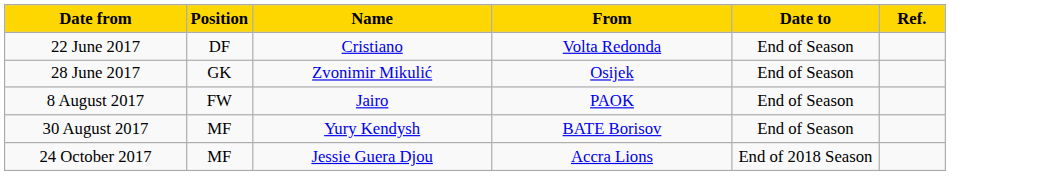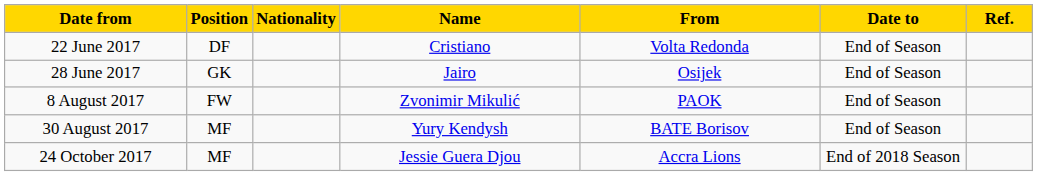+ column: (296, 18)
(372, 73) Zvonimir Mikulić -> (460, 73) Jairo
(372, 101) Jairo -> (460, 101) Zvonimir Mikulić
